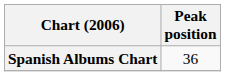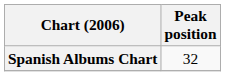(191, 58) 36 -> (191, 58) 32
